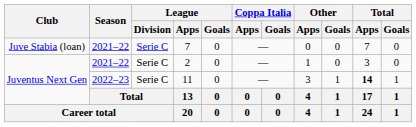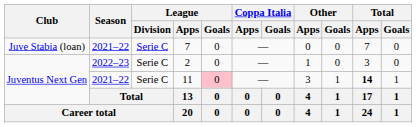(110, 63) 2021–22 -> (110, 63) 2022–23
(110, 79) 2022–23 -> (110, 79) 2021–22
(217, 79) no background -> (217, 79) pink background
